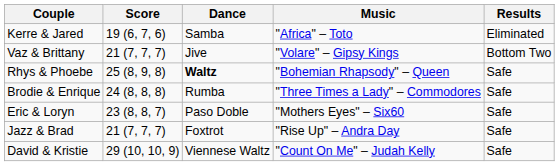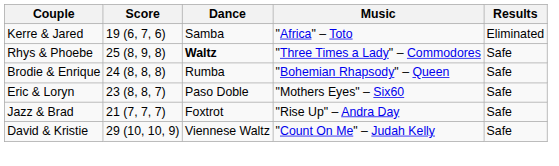- row: (46, 53)
(363, 72) "Bohemian Rhapsody" – Queen -> (378, 53) "Three Times a Lady" – Commodores
(378, 92) "Three Times a Lady" – Commodores -> (363, 72) "Bohemian Rhapsody" – Queen
